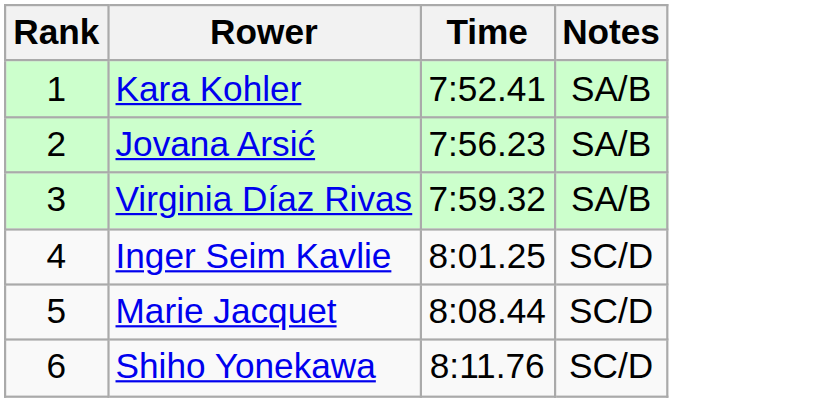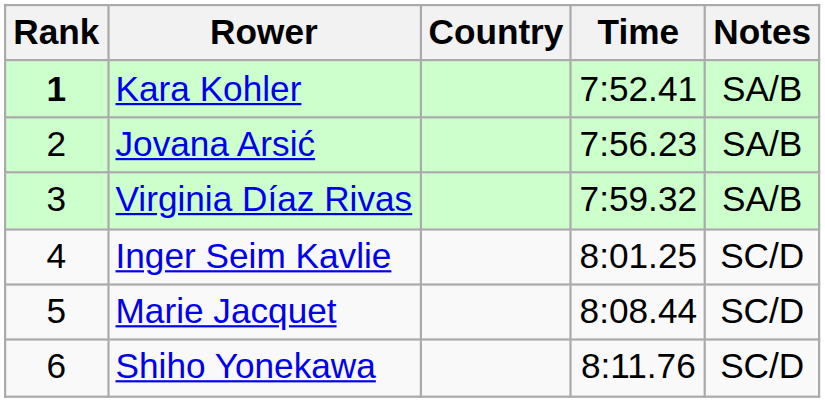+ column: (496, 32)
(56, 88) normal -> (56, 88) bold
